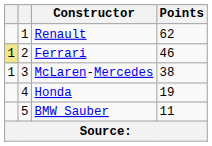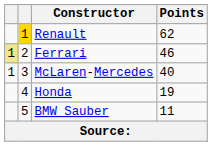(25, 34) no background -> (25, 34) gold background
(167, 73) 38 -> (167, 73) 40
